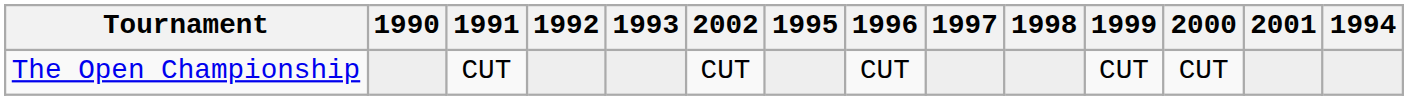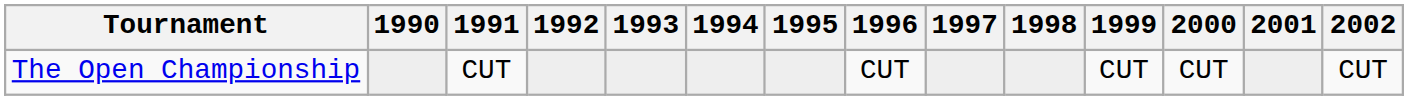columns swapped: (1363, 28) <-> (726, 28)
